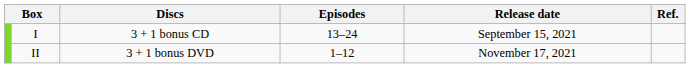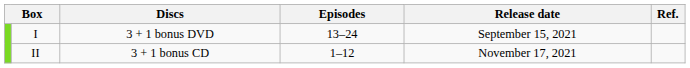(170, 33) 3 + 1 bonus CD -> (170, 33) 3 + 1 bonus DVD
(170, 53) 3 + 1 bonus DVD -> (170, 53) 3 + 1 bonus CD
